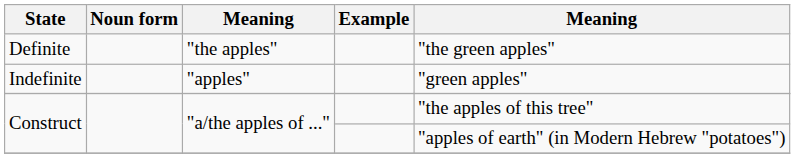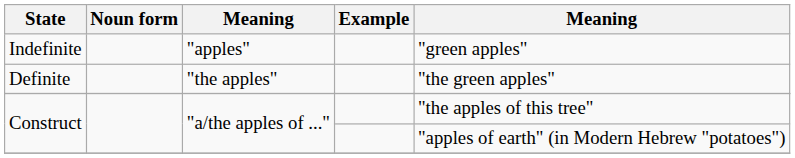rows swapped: (45, 78) <-> (40, 49)
